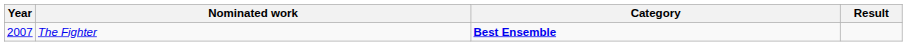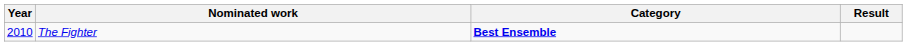(20, 31) 2007 -> (20, 31) 2010
